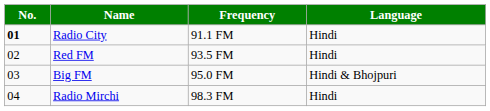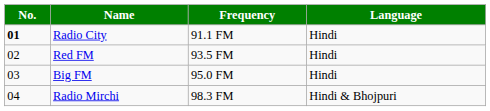(353, 75) Hindi & Bhojpuri -> (323, 75) Hindi
(323, 96) Hindi -> (353, 96) Hindi & Bhojpuri
